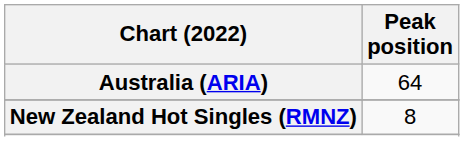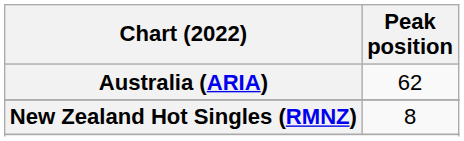(410, 81) 64 -> (410, 81) 62
